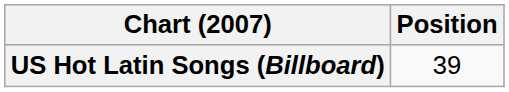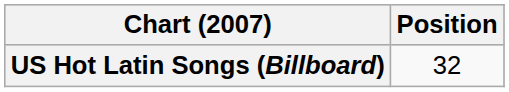(447, 65) 39 -> (447, 65) 32
